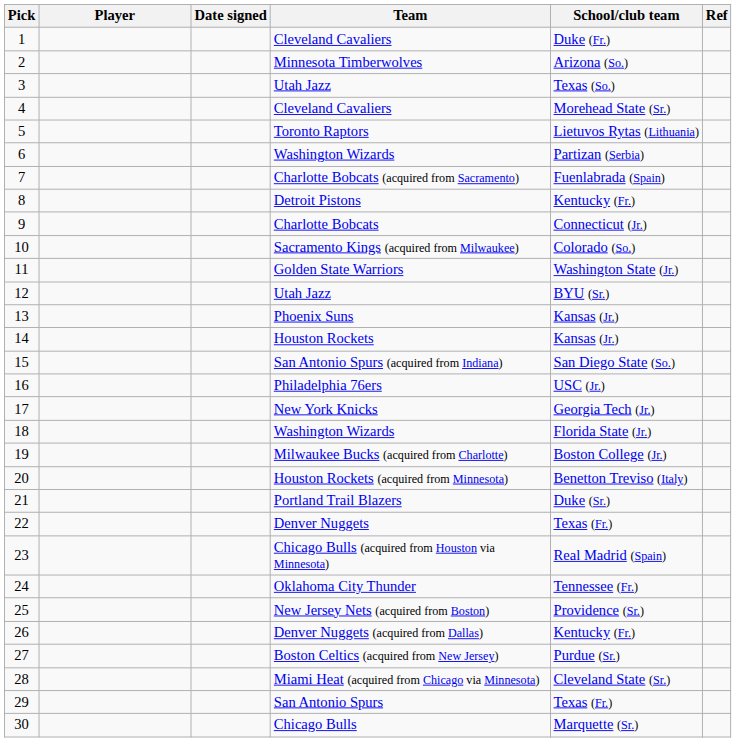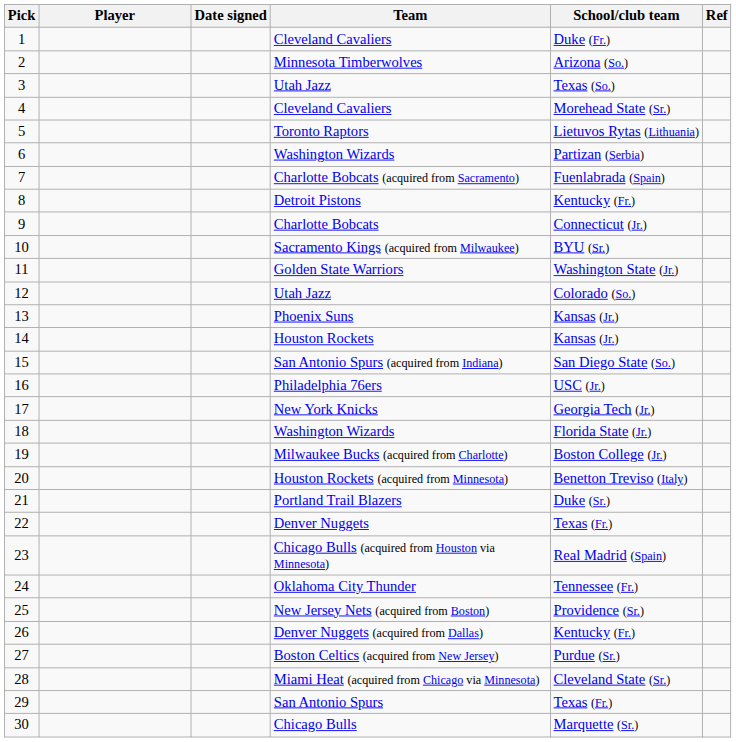(594, 246) Colorado (So.) -> (581, 246) BYU (Sr.)
(581, 293) BYU (Sr.) -> (594, 293) Colorado (So.)
